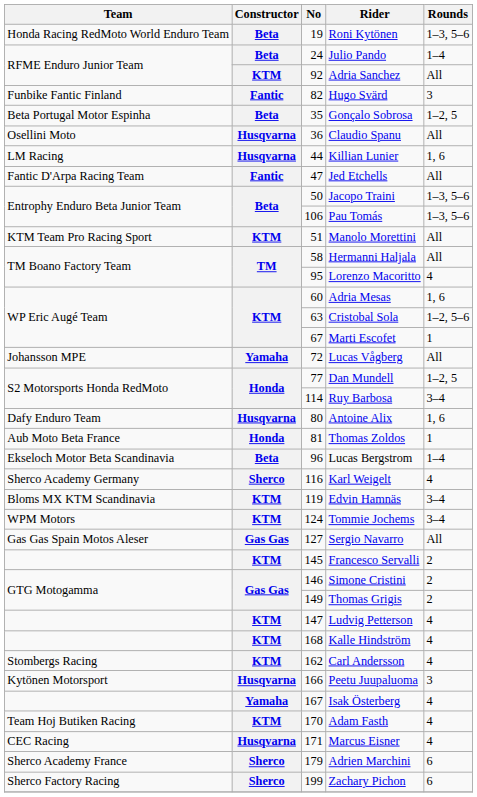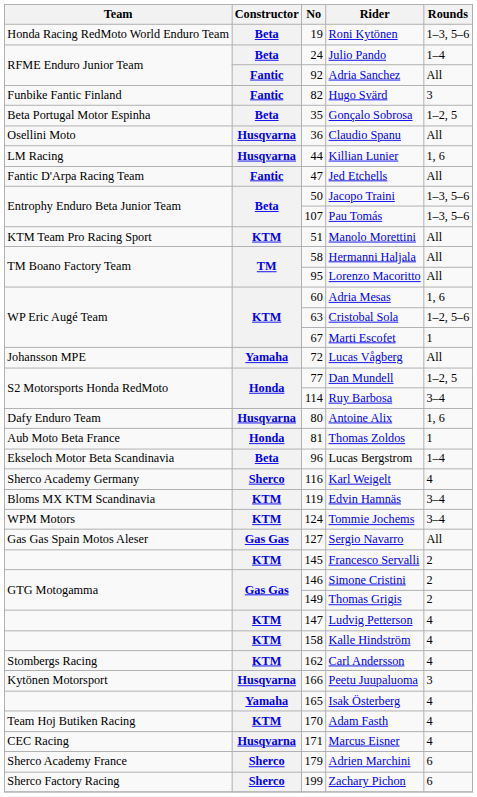(267, 74) KTM -> (267, 74) Fantic
(314, 216) 106 -> (314, 216) 107
(430, 276) 4 -> (434, 276) All
(314, 640) 168 -> (314, 640) 158
(314, 700) 167 -> (314, 700) 165
